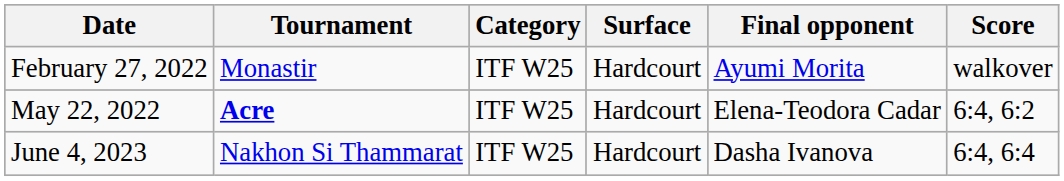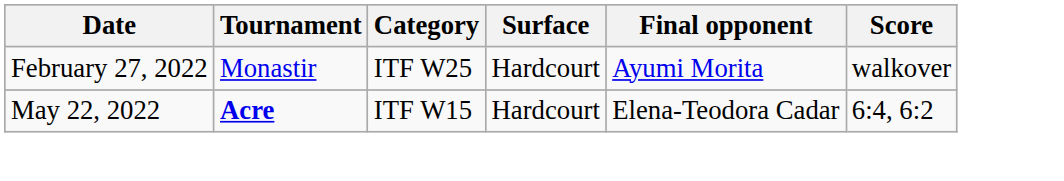(524, 110) ITF W25 -> (423, 110) ITF W15
- row: (79, 152)
